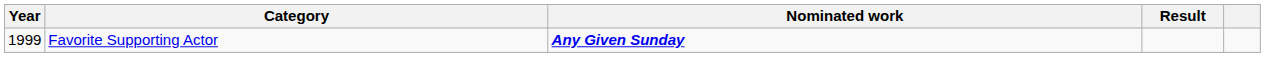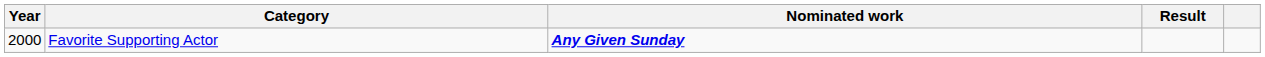(25, 40) 1999 -> (25, 40) 2000
